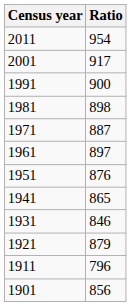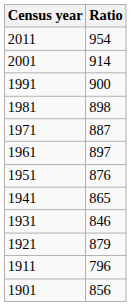(100, 61) 917 -> (100, 61) 914
